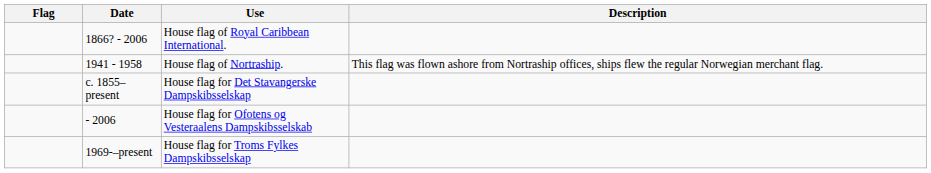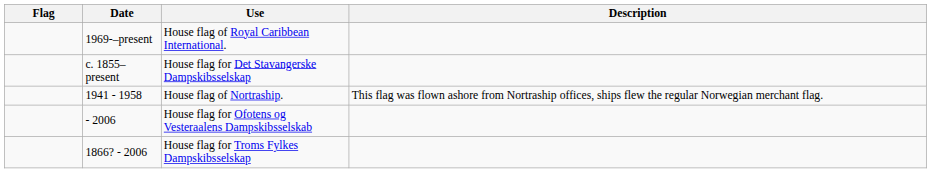(116, 38) 1866? - 2006 -> (119, 38) 1969-–present
rows swapped: (240, 89) <-> (224, 63)
(119, 152) 1969-–present -> (116, 152) 1866? - 2006
